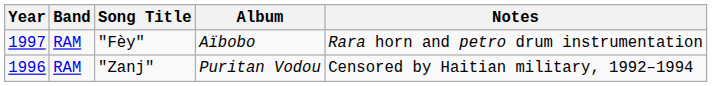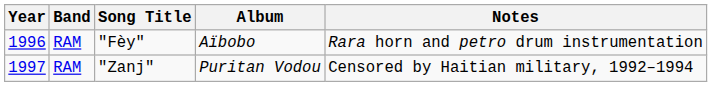(27, 43) 1997 -> (27, 43) 1996
(27, 68) 1996 -> (27, 68) 1997
